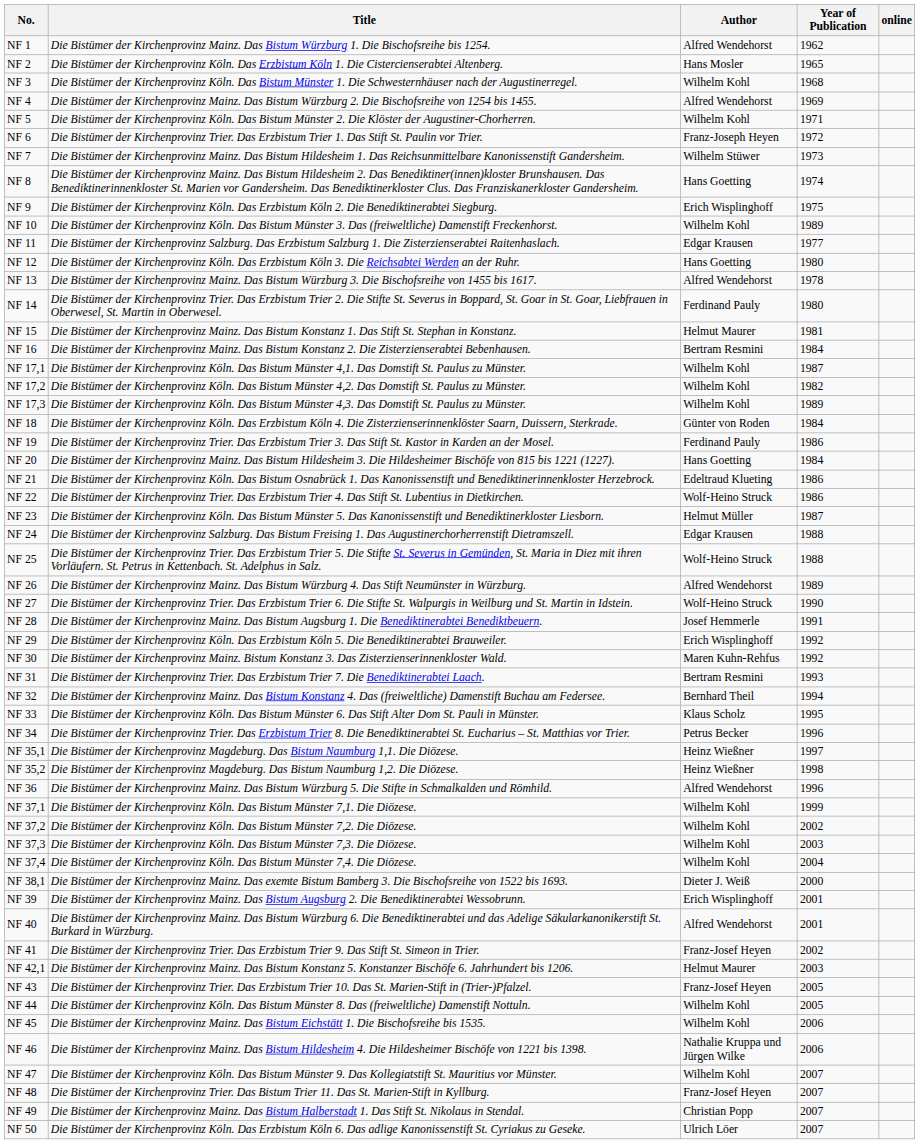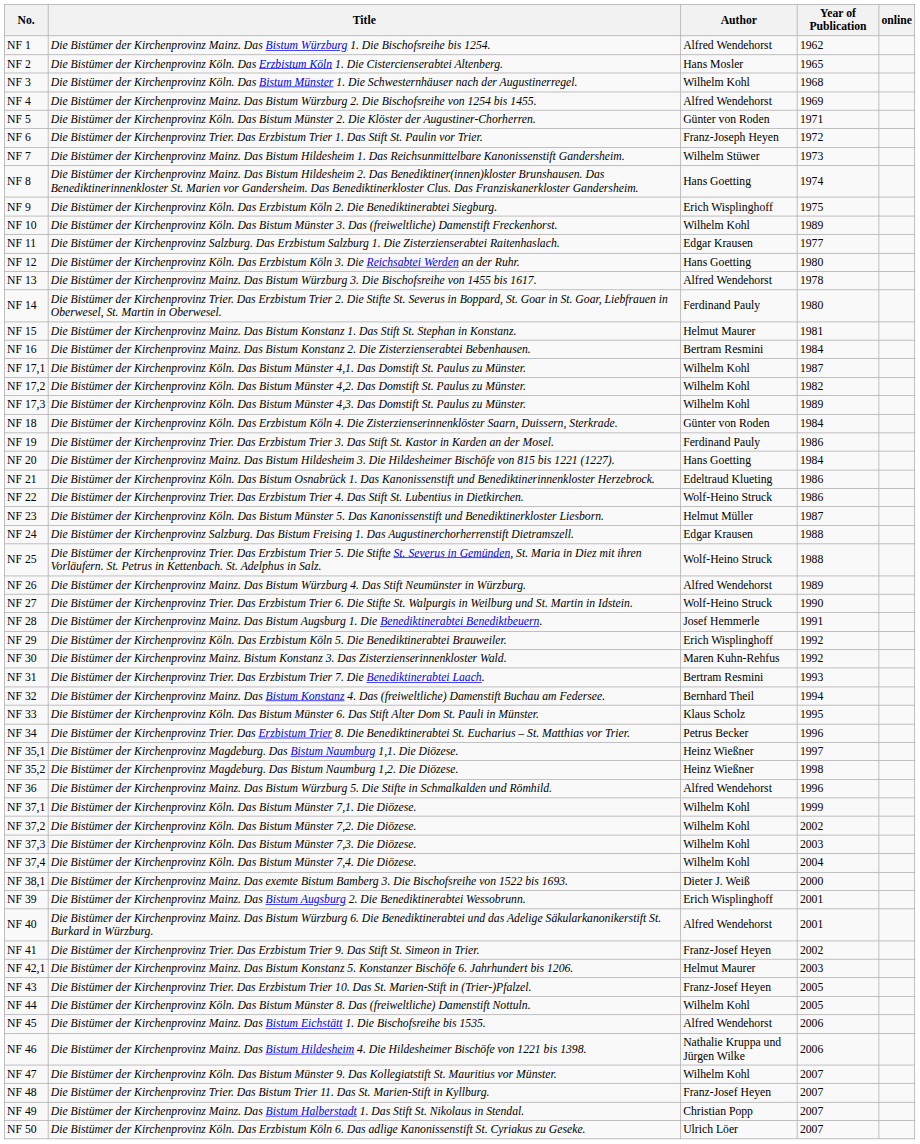(717, 119) Wilhelm Kohl -> (726, 119) Günter von Roden
(717, 1024) Wilhelm Kohl -> (728, 1024) Alfred Wendehorst
